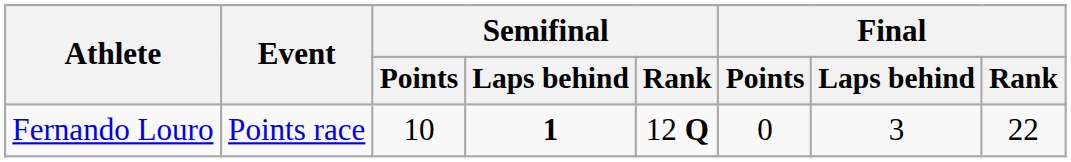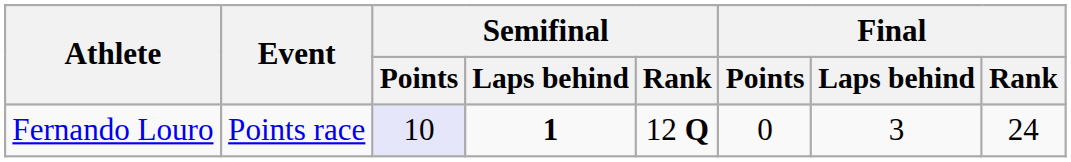(419, 130) no background -> (419, 130) lavender background
(1023, 130) 22 -> (1023, 130) 24
